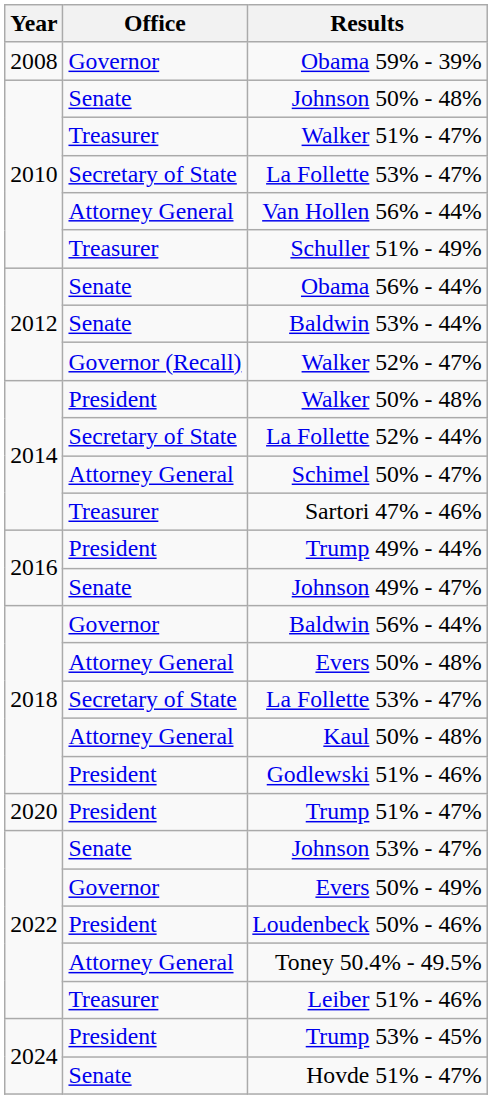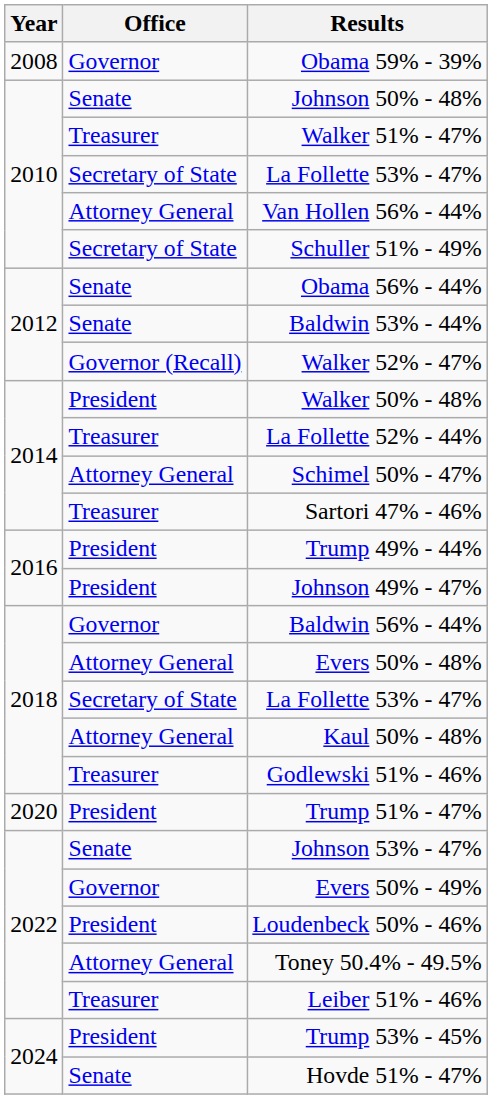(113, 248) Treasurer -> (153, 248) Secretary of State
(153, 436) Secretary of State -> (113, 436) Treasurer
(100, 586) Senate -> (113, 586) President
(113, 774) President -> (113, 774) Treasurer
